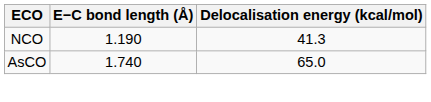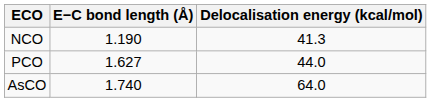+ row: (27, 62)
(311, 62) 65.0 -> (311, 85) 64.0
